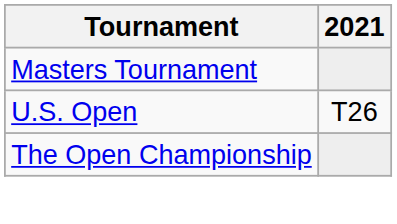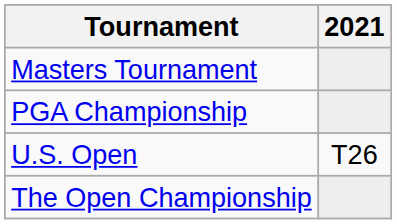+ row: (129, 112)
